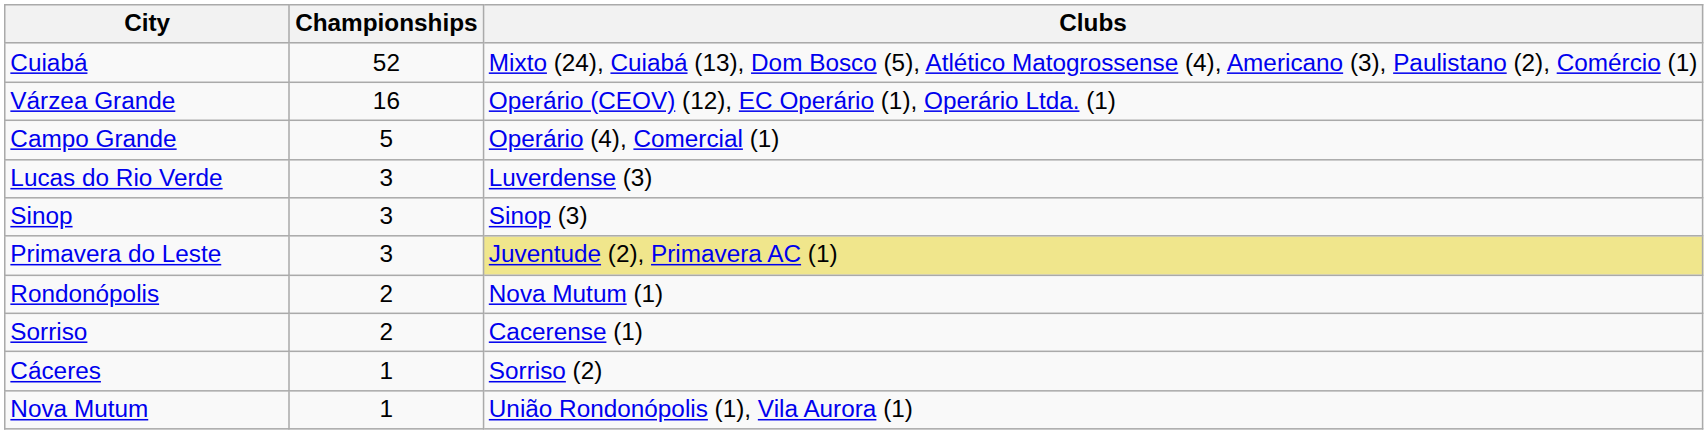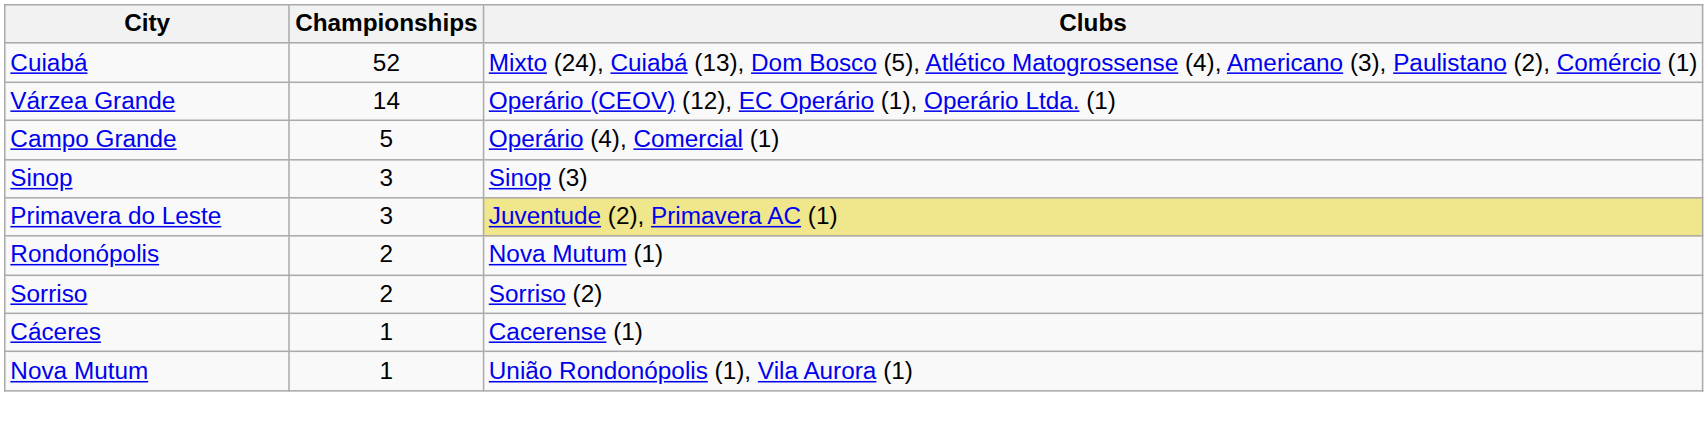(386, 100) 16 -> (386, 100) 14
- row: (117, 178)
(566, 332) Cacerense (1) -> (546, 293) Sorriso (2)
(546, 370) Sorriso (2) -> (566, 332) Cacerense (1)
